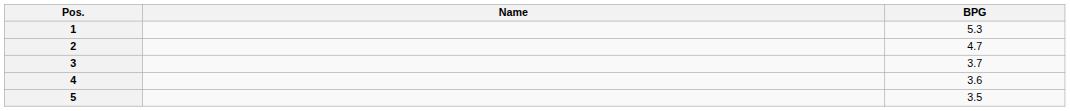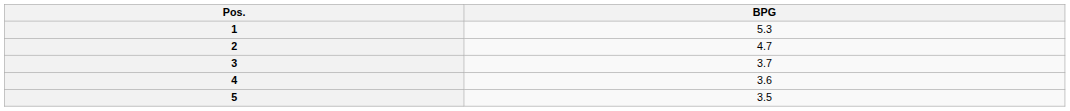- column: (513, 13)
